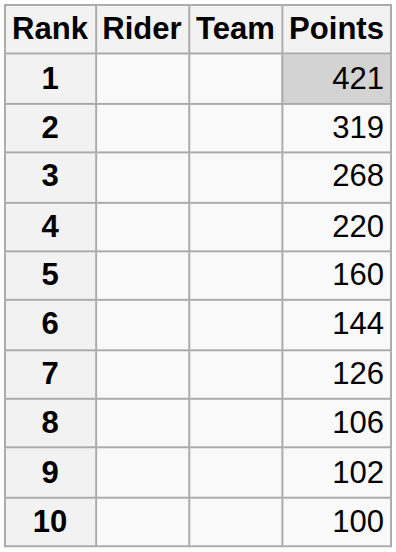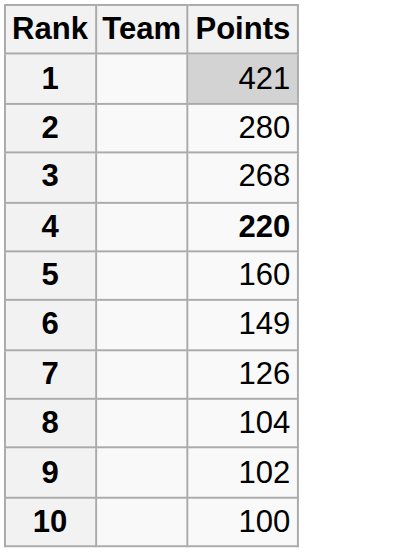- column: (142, 29)
(358, 127) 319 -> (264, 127) 280
(358, 226) normal -> (264, 226) bold
(358, 324) 144 -> (264, 324) 149
(358, 422) 106 -> (264, 422) 104
